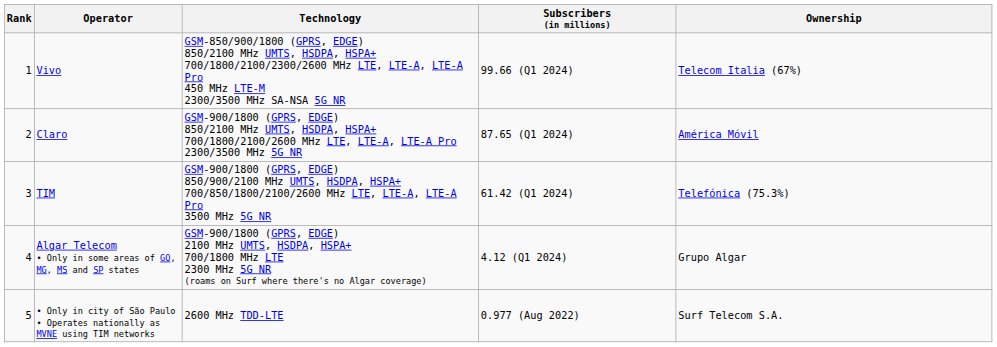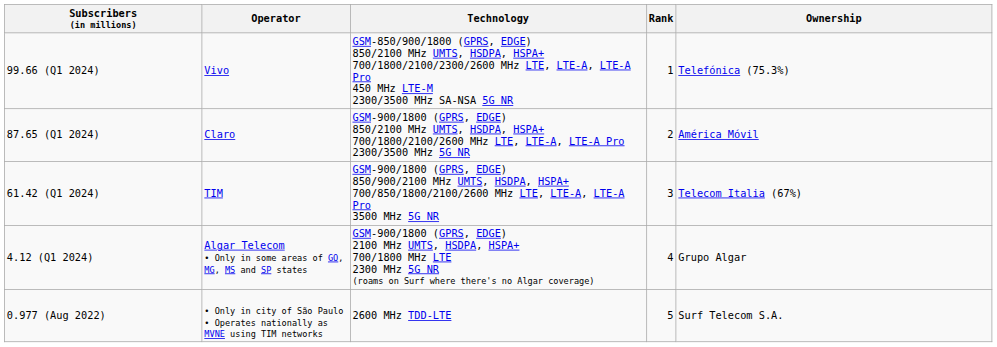columns swapped: (19, 19) <-> (577, 19)
(740, 71) Telecom Italia (67%) -> (734, 71) Telefónica (75.3%)
(734, 193) Telefónica (75.3%) -> (740, 193) Telecom Italia (67%)
